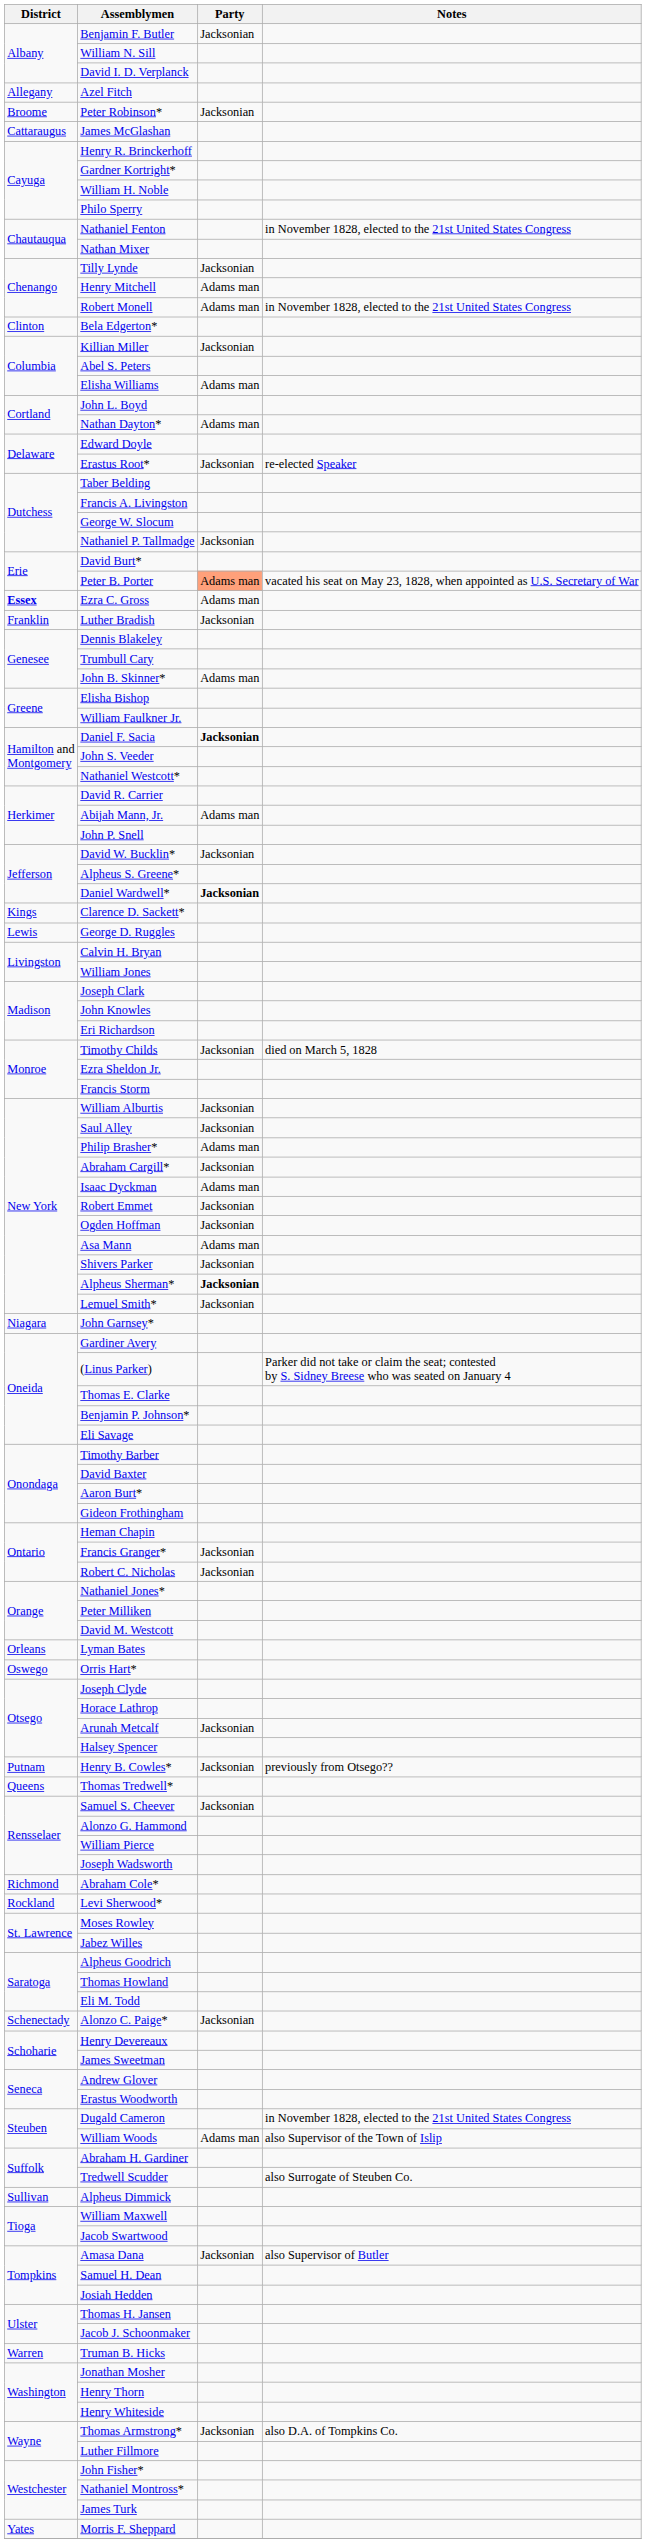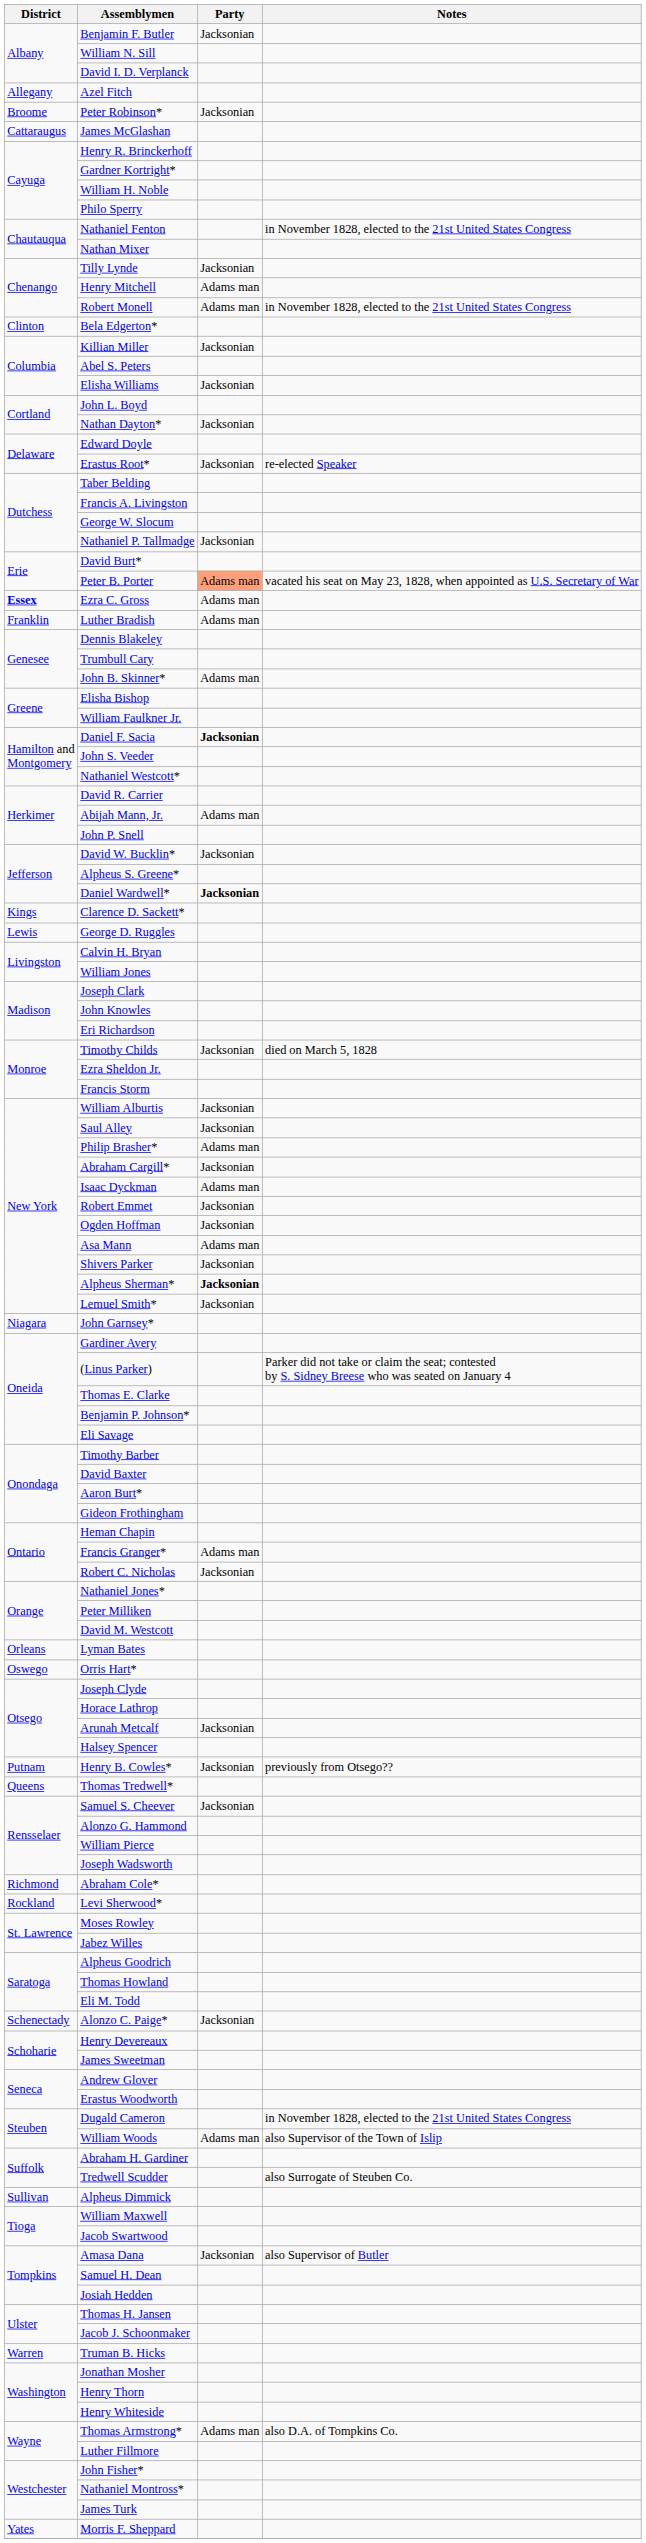(230, 385) Adams man -> (227, 385) Jacksonian
(230, 424) Adams man -> (227, 424) Jacksonian
(227, 619) Jacksonian -> (230, 619) Adams man
(227, 1552) Jacksonian -> (230, 1552) Adams man
(227, 2431) Jacksonian -> (230, 2431) Adams man
